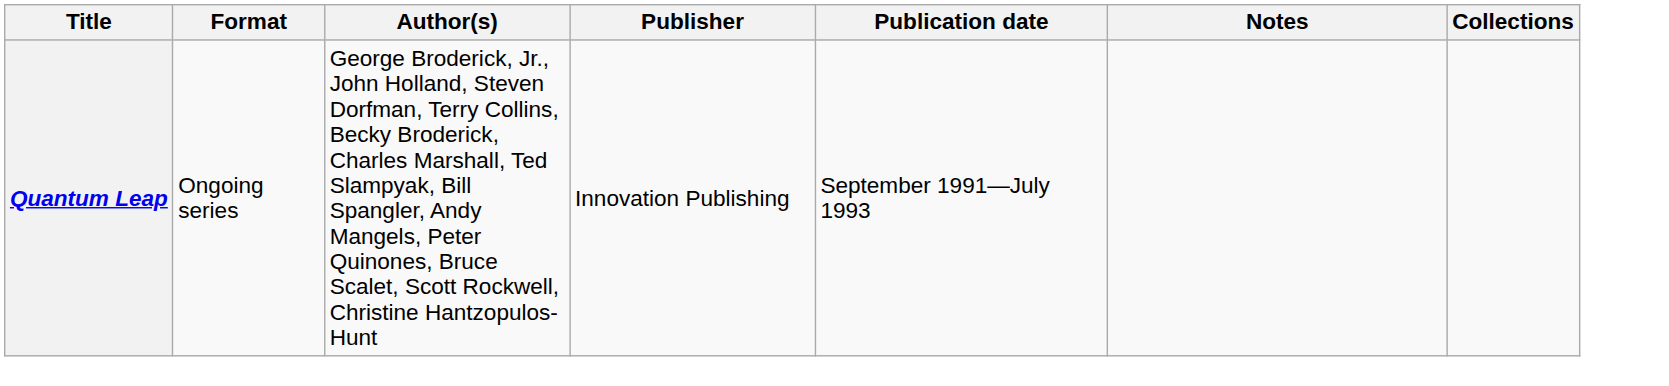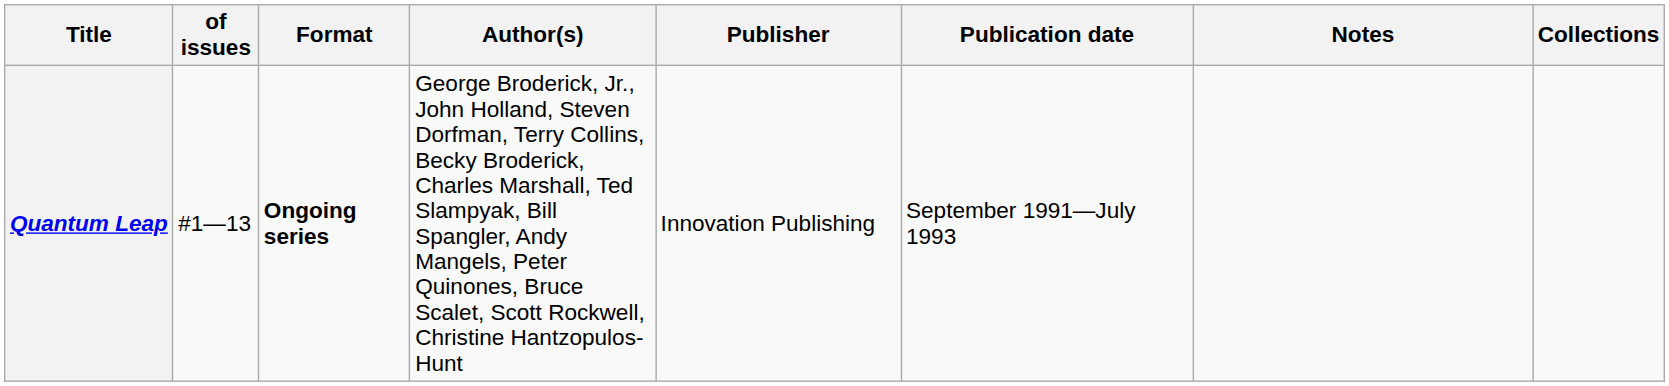+ column: (216, 35)
(221, 197) normal -> (310, 223) bold
